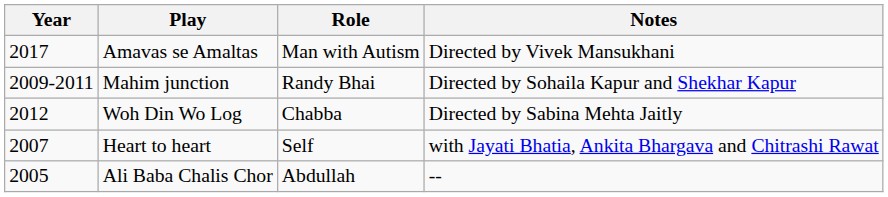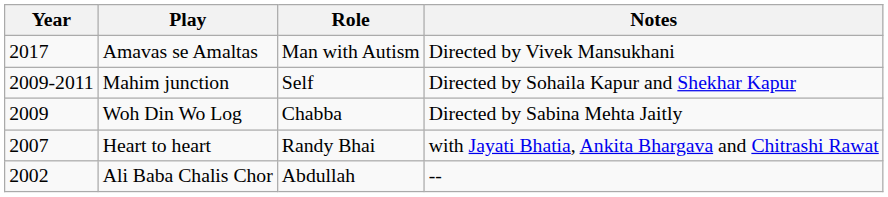(329, 82) Randy Bhai -> (298, 82) Self
(29, 113) 2012 -> (29, 113) 2009
(298, 144) Self -> (329, 144) Randy Bhai
(29, 176) 2005 -> (29, 176) 2002
